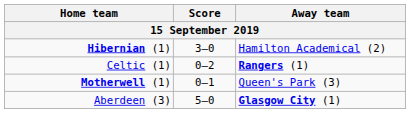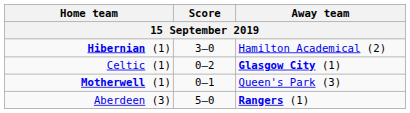(274, 65) Rangers (1) -> (290, 65) Glasgow City (1)
(290, 100) Glasgow City (1) -> (274, 100) Rangers (1)
